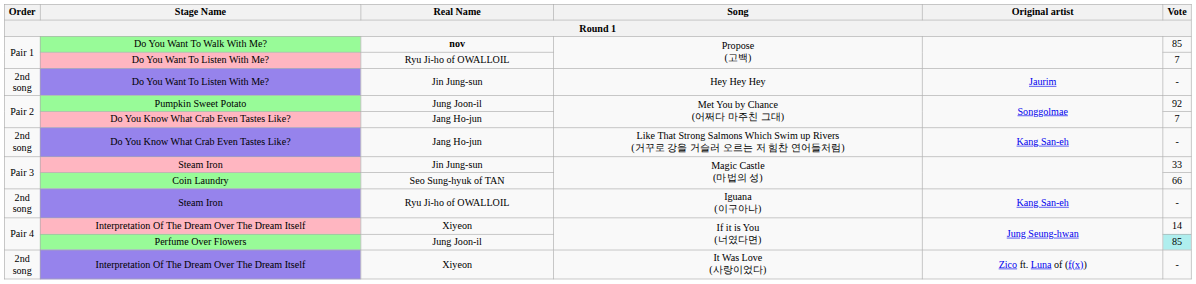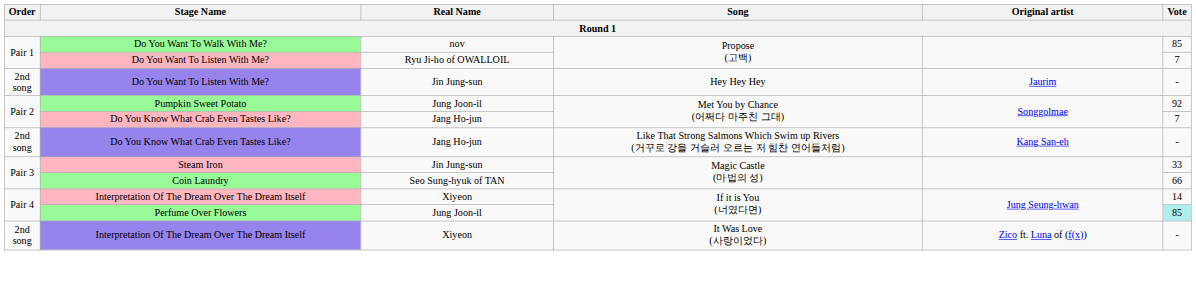(457, 44) bold -> (457, 44) normal
- row: (200, 203)
